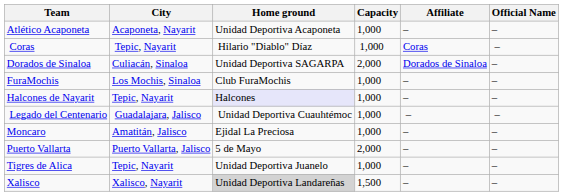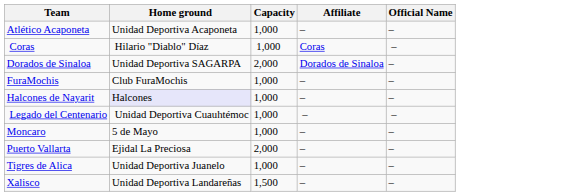- column: (161, 13)
(255, 132) Ejidal La Preciosa -> (135, 132) 5 de Mayo
(238, 149) 5 de Mayo -> (151, 149) Ejidal La Preciosa
(280, 183) lightgrey background -> (177, 183) no background
